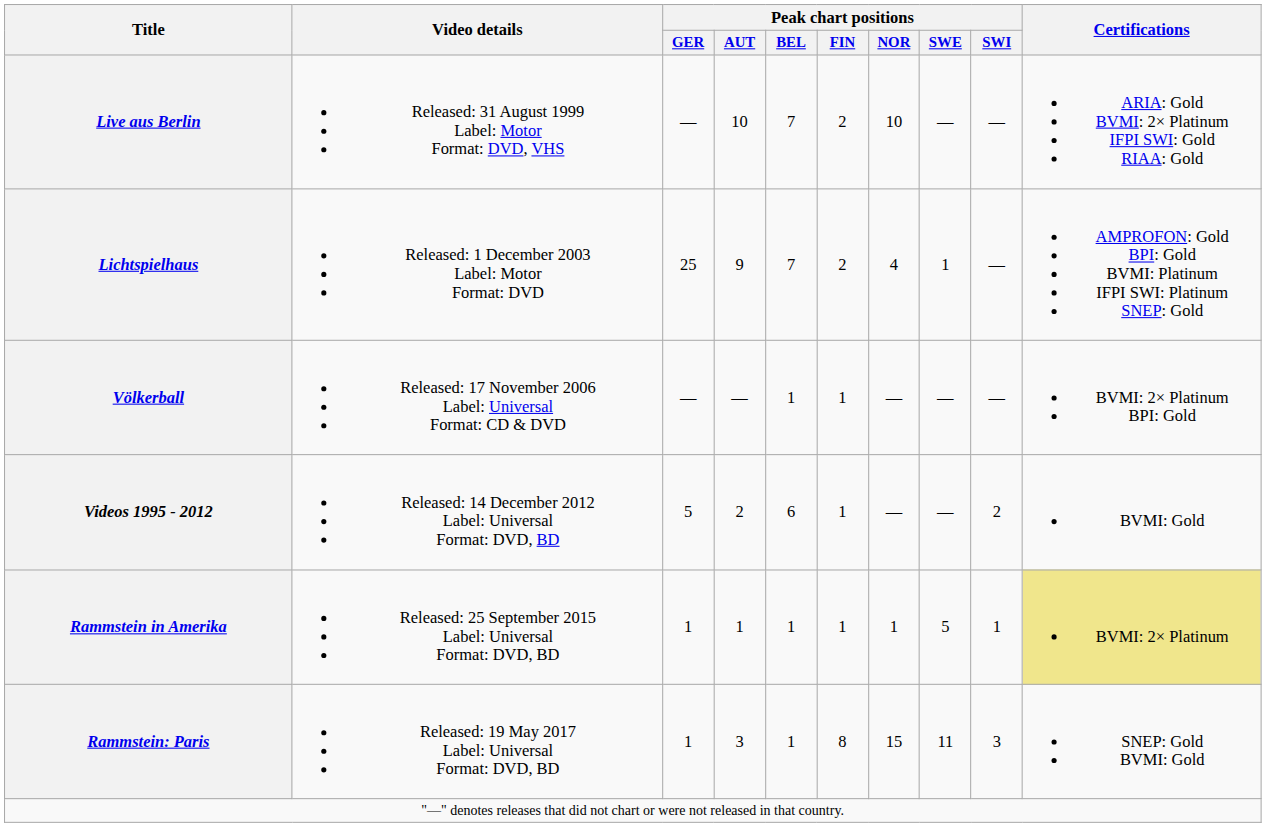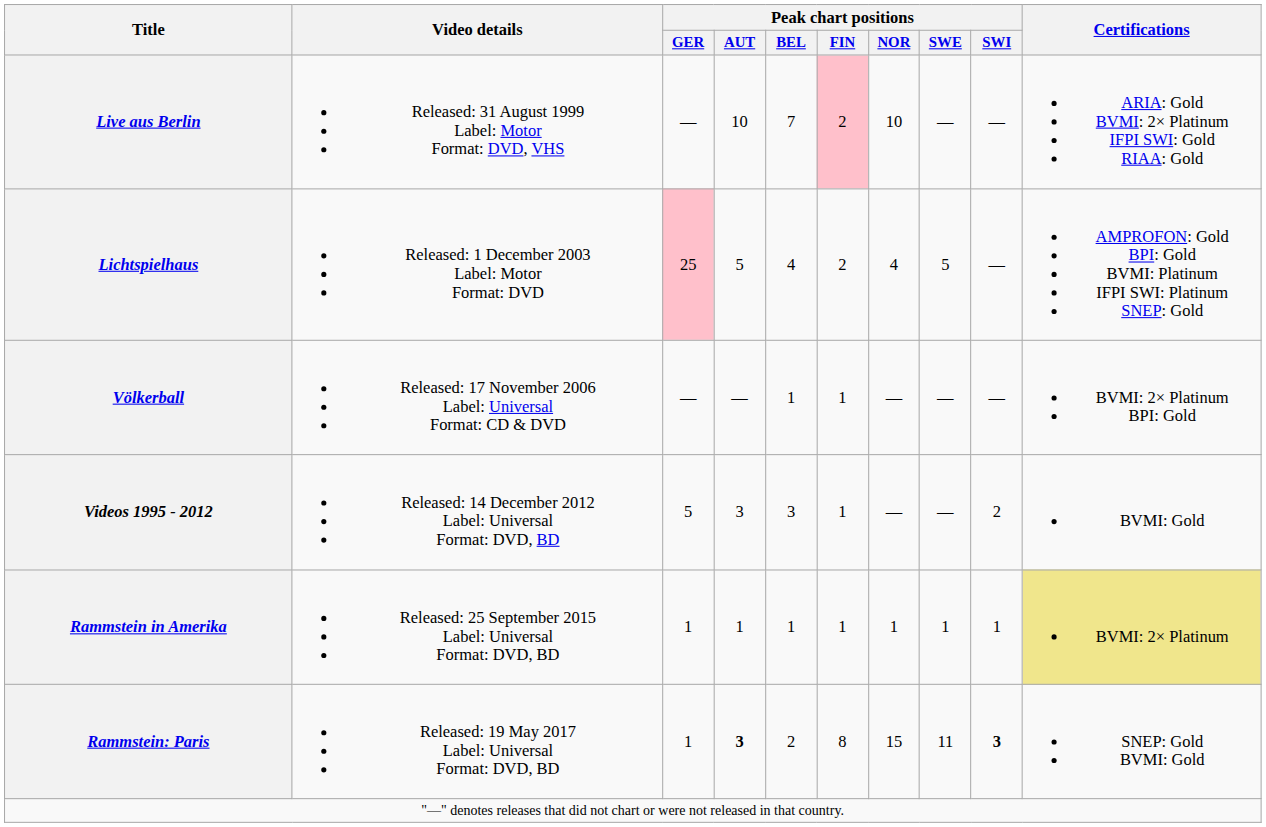(842, 121) no background -> (842, 121) pink background
(688, 264) no background -> (688, 264) pink background
(740, 264) 9 -> (740, 264) 5
(791, 264) 7 -> (791, 264) 4
(945, 264) 1 -> (945, 264) 5
(740, 512) 2 -> (740, 512) 3
(791, 512) 6 -> (791, 512) 3
(945, 626) 5 -> (945, 626) 1
(740, 741) normal -> (740, 741) bold
(791, 741) 1 -> (791, 741) 2
(997, 741) normal -> (997, 741) bold
